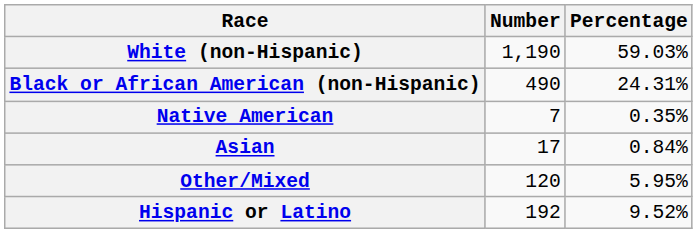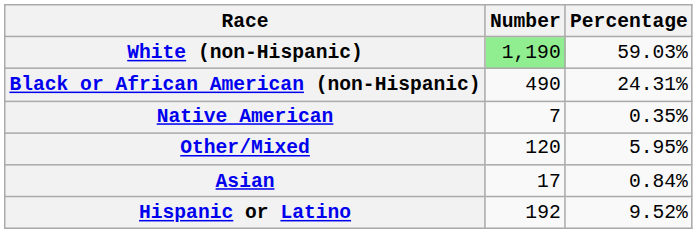(531, 53) no background -> (531, 53) lightgreen background
rows swapped: (245, 149) <-> (245, 181)
